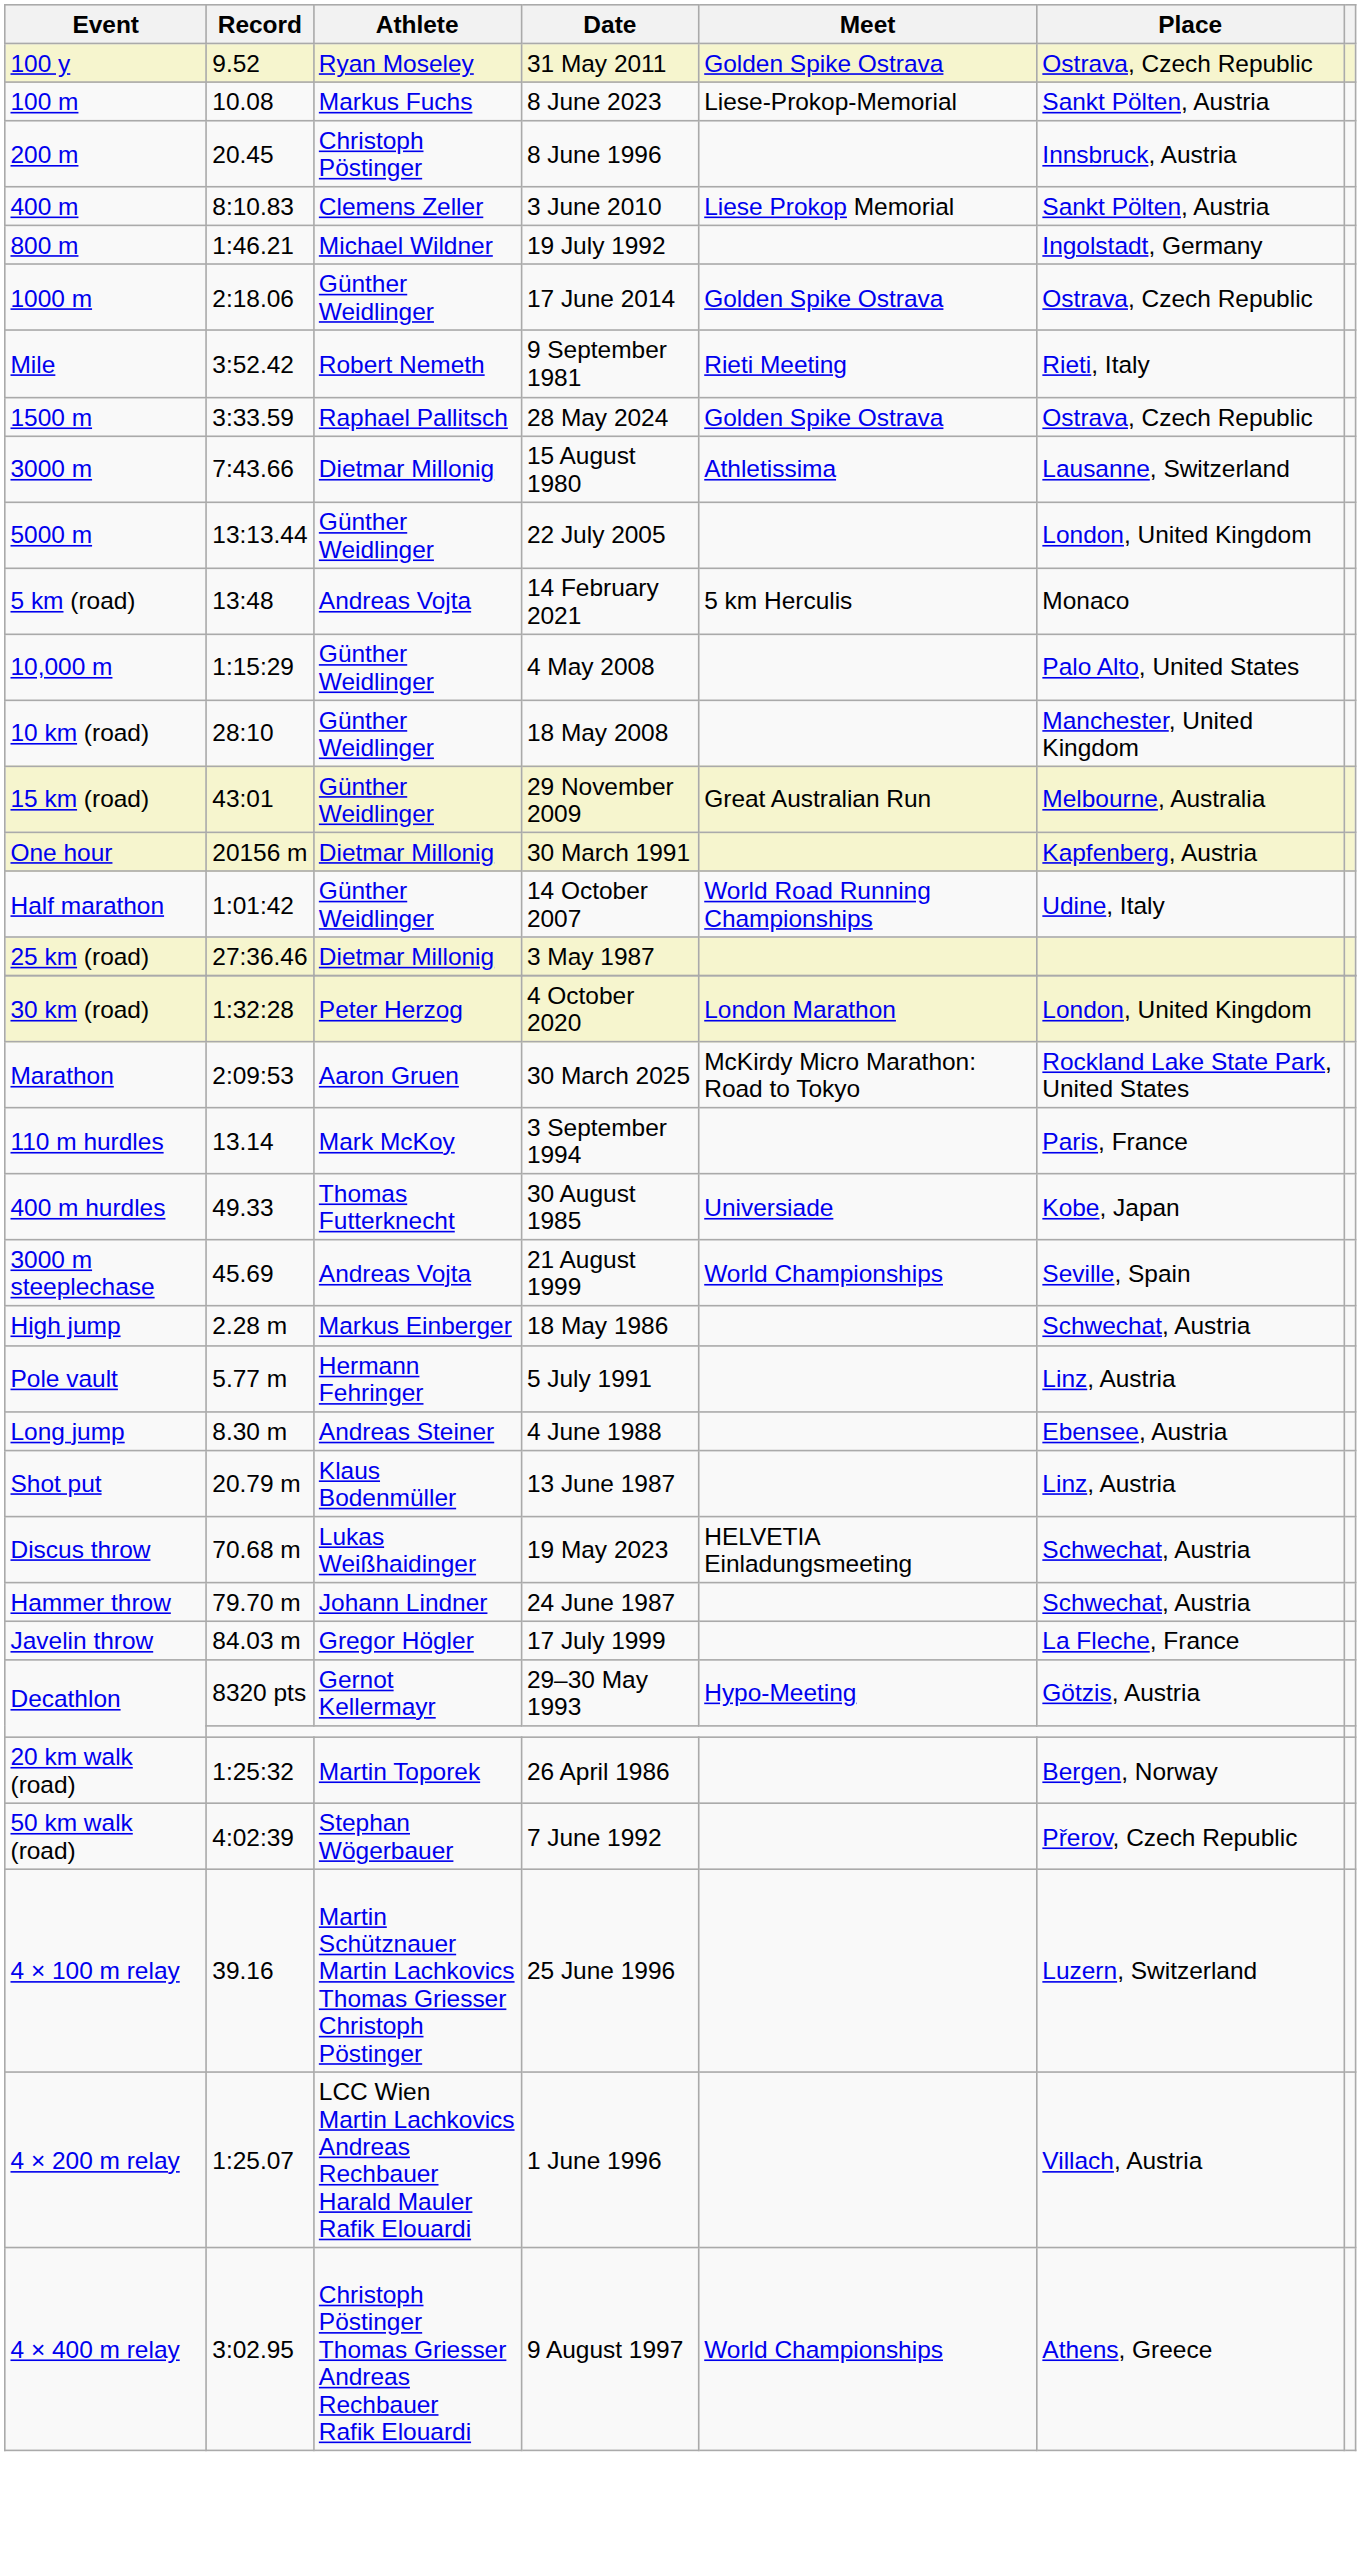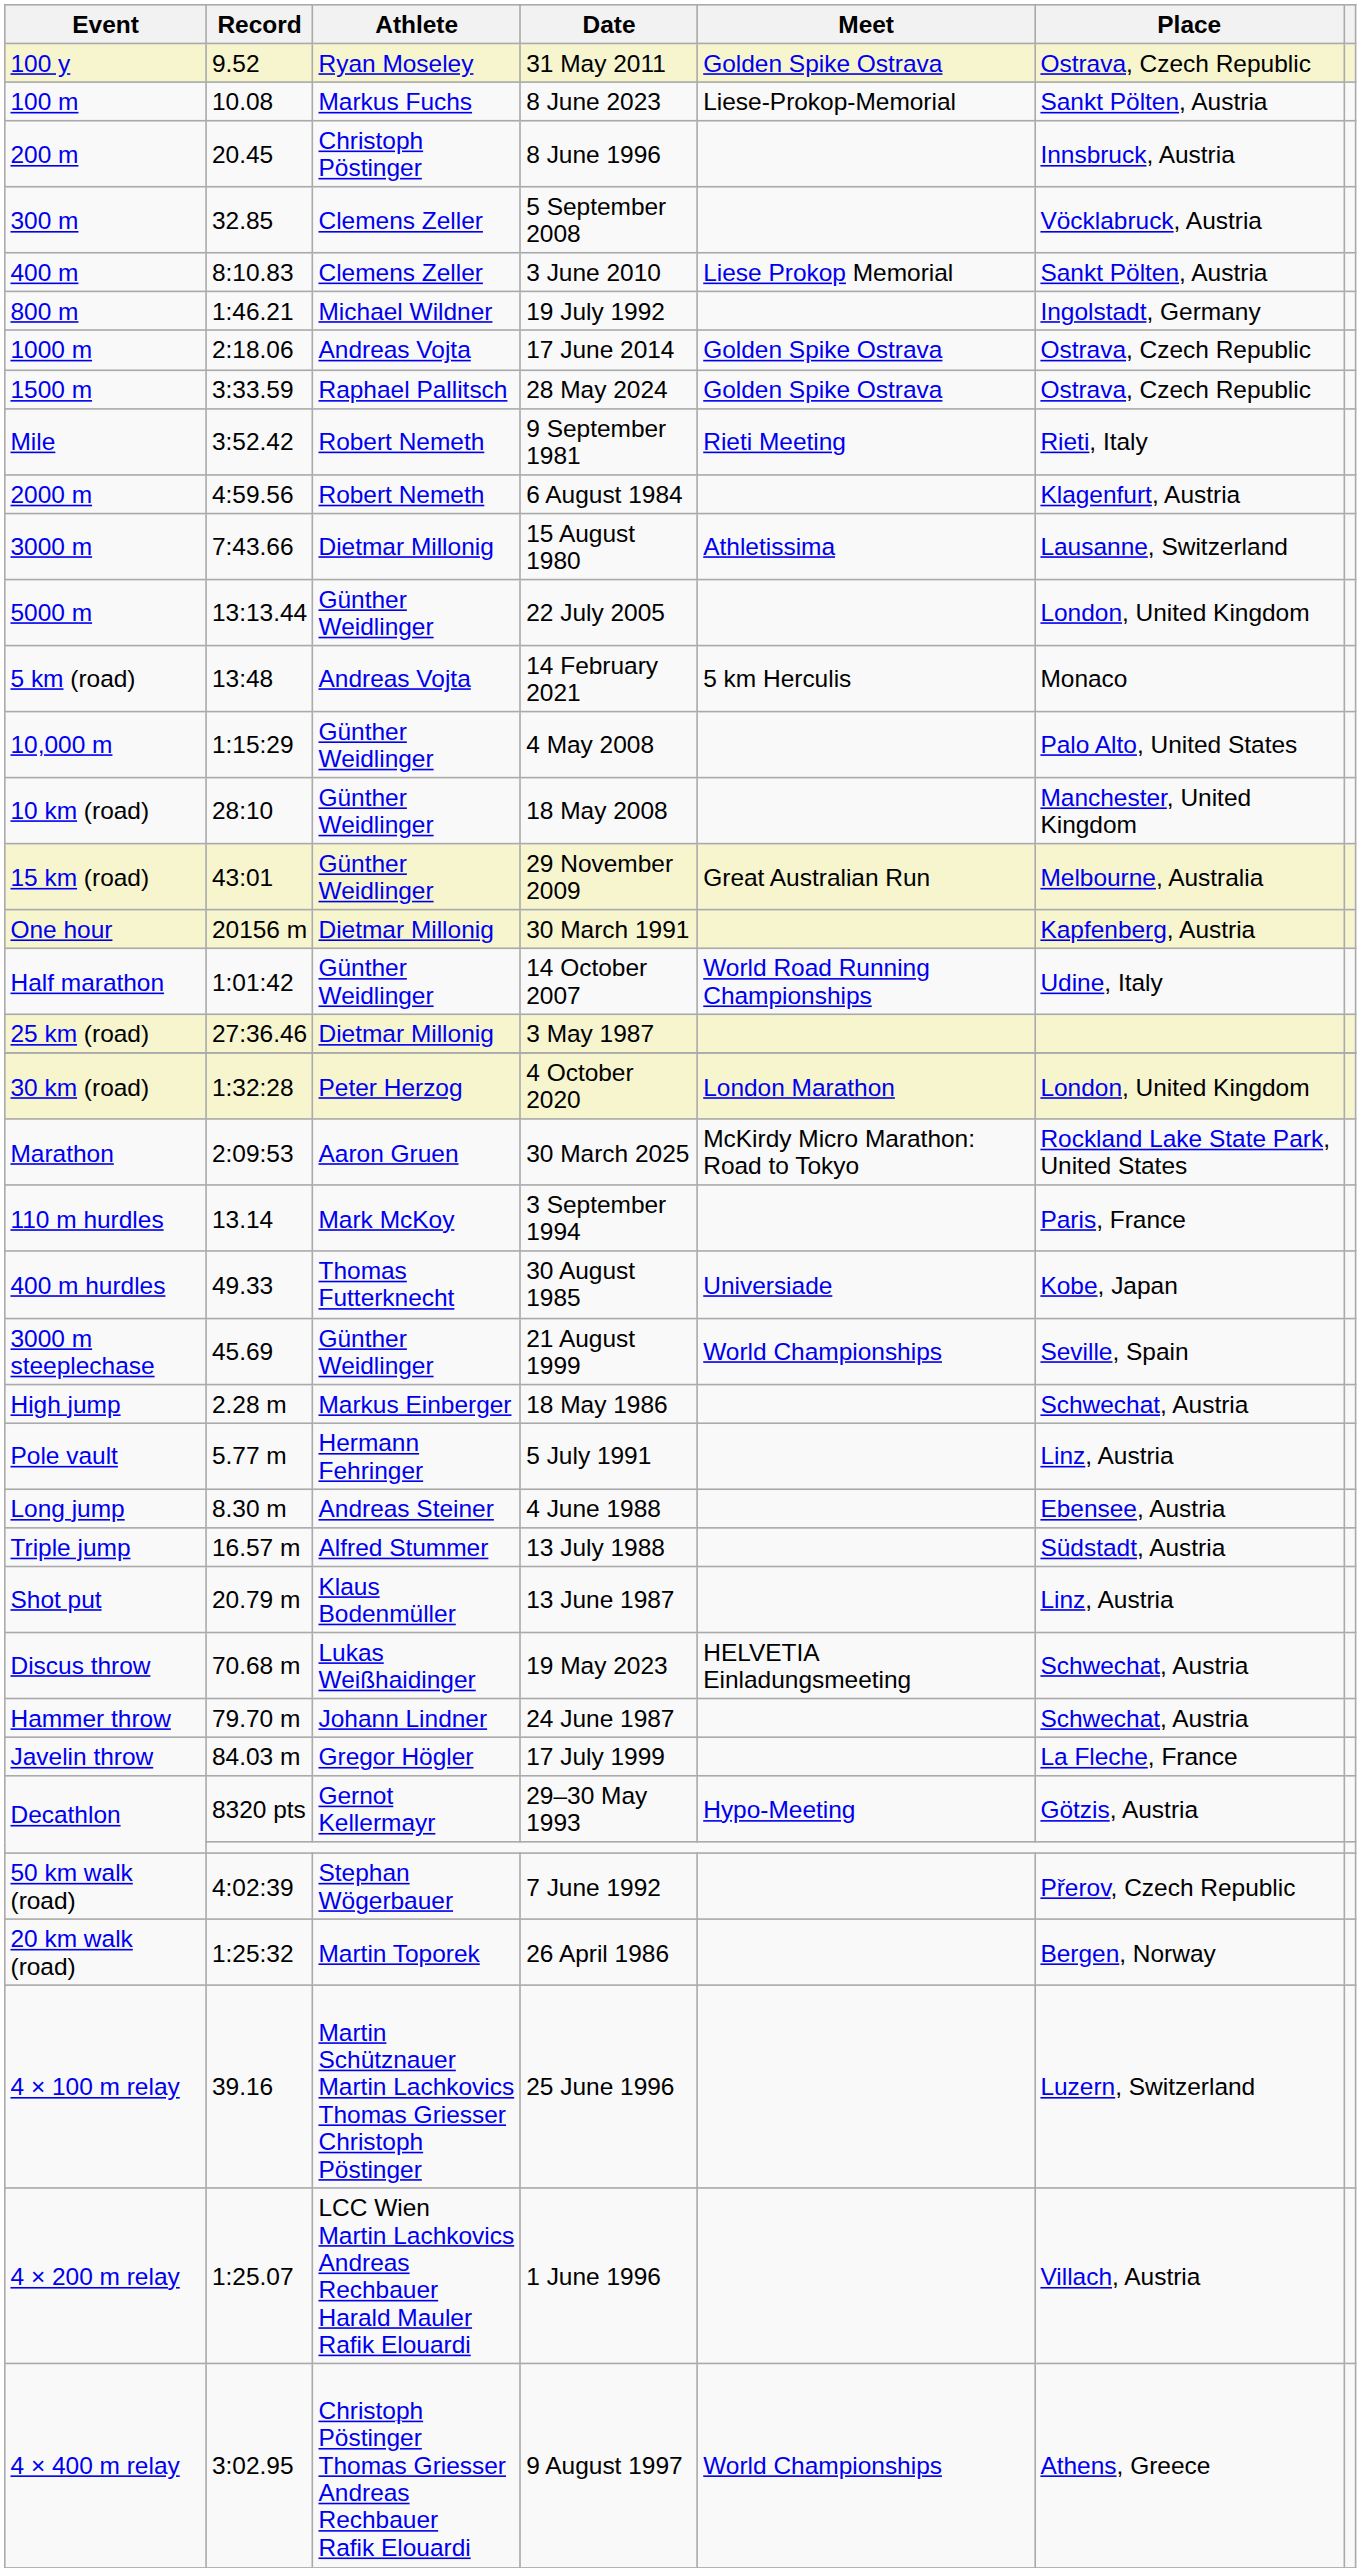+ row: (44, 220)
(376, 298) Günther Weidlinger -> (395, 350) Andreas Vojta
rows swapped: (51, 416) <-> (33, 364)
+ row: (51, 494)
(395, 1274) Andreas Vojta -> (376, 1351) Günther Weidlinger
+ row: (71, 1547)
rows swapped: (72, 1770) <-> (72, 1837)
